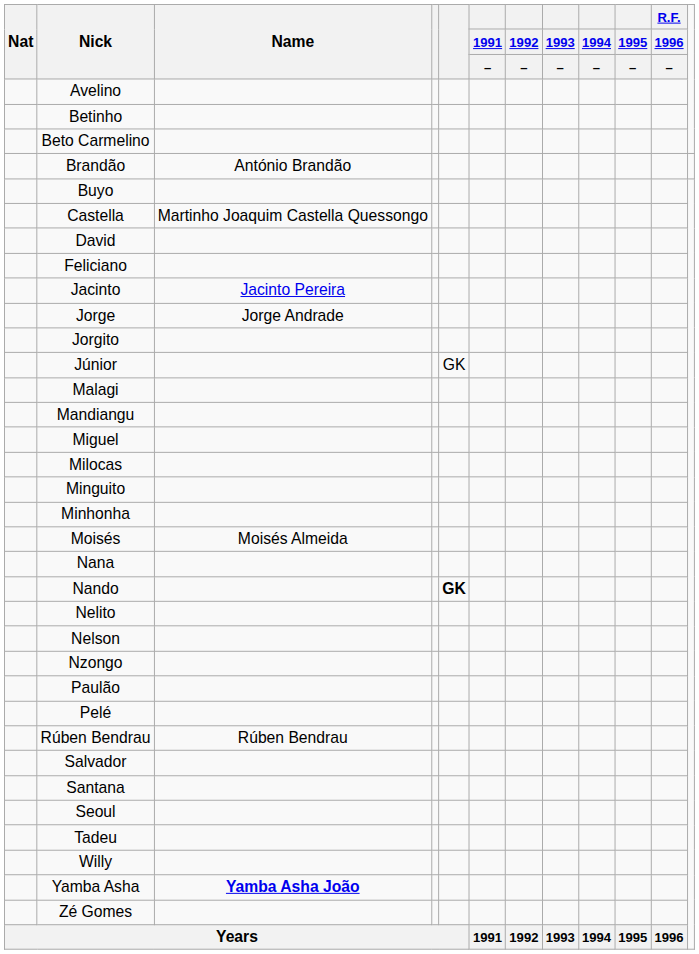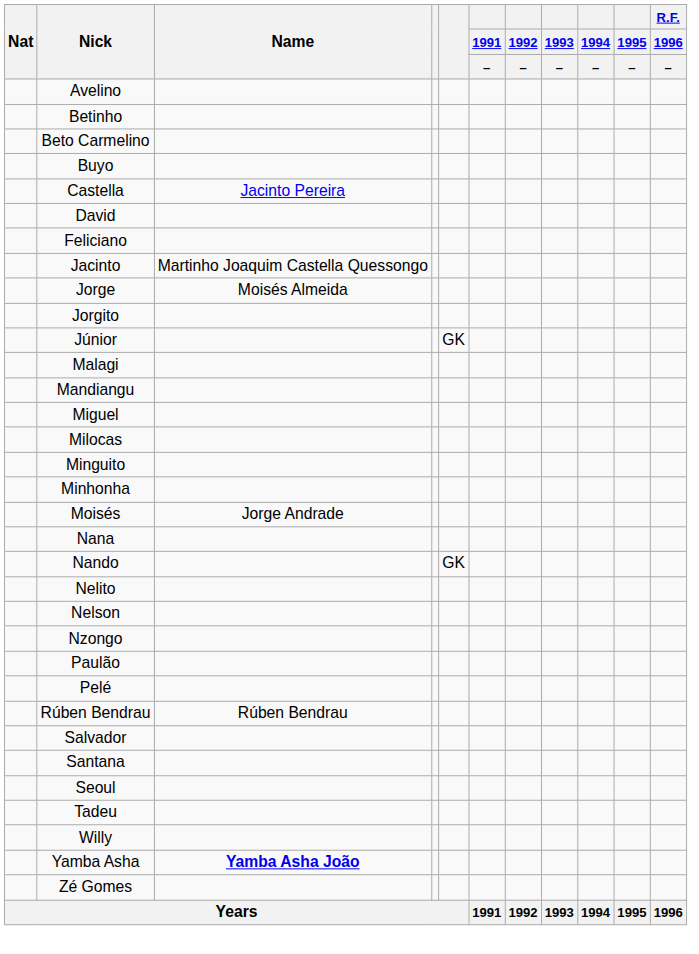- row: (96, 166)
(293, 215) Martinho Joaquim Castella Quessongo -> (293, 191) Jacinto Pereira
(293, 290) Jacinto Pereira -> (293, 265) Martinho Joaquim Castella Quessongo
(293, 315) Jorge Andrade -> (293, 290) Moisés Almeida
(293, 539) Moisés Almeida -> (293, 514) Jorge Andrade
(454, 588) bold -> (454, 564) normal
